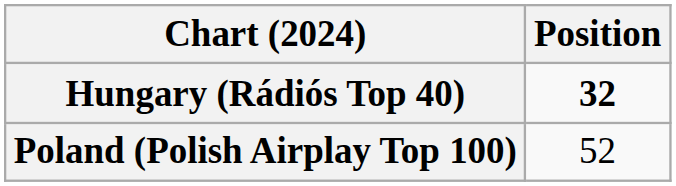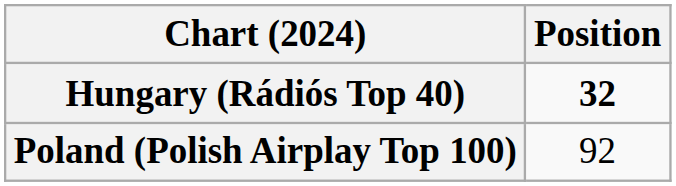(598, 151) 52 -> (598, 151) 92
